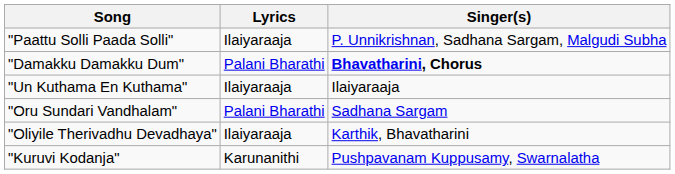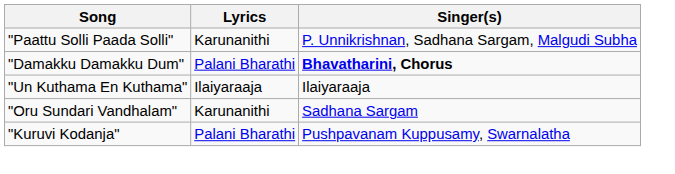(258, 40) Ilaiyaraaja -> (232, 40) Karunanithi
(274, 111) Palani Bharathi -> (232, 111) Karunanithi
- row: (112, 134)
(261, 158) Karunanithi -> (245, 134) Palani Bharathi
